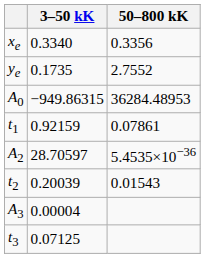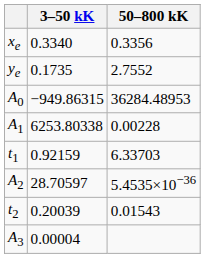+ row: (16, 126)
(136, 126) 0.07861 -> (136, 154) 6.33703
- row: (13, 239)
